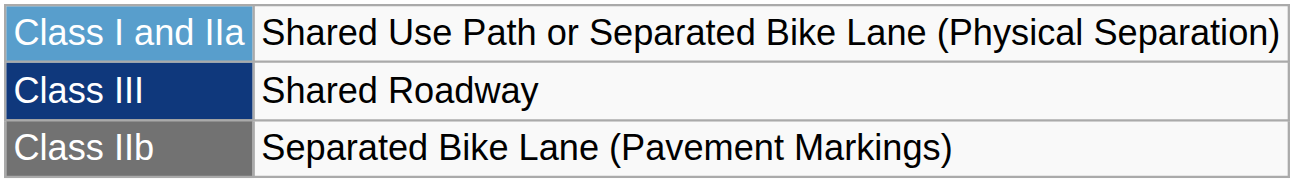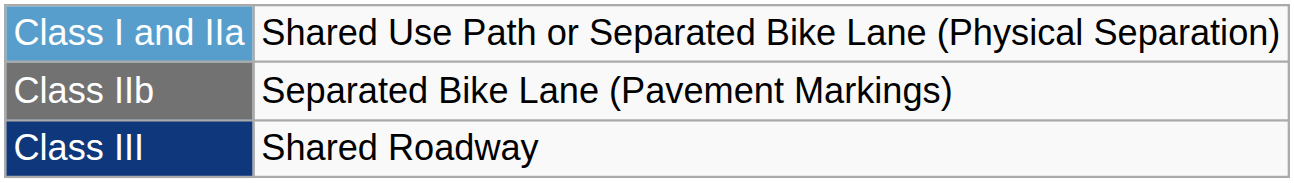rows swapped: (84, 147) <-> (79, 90)
